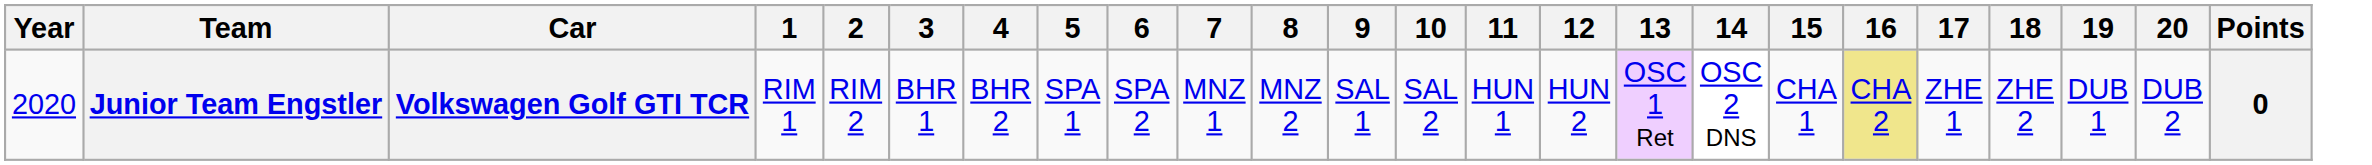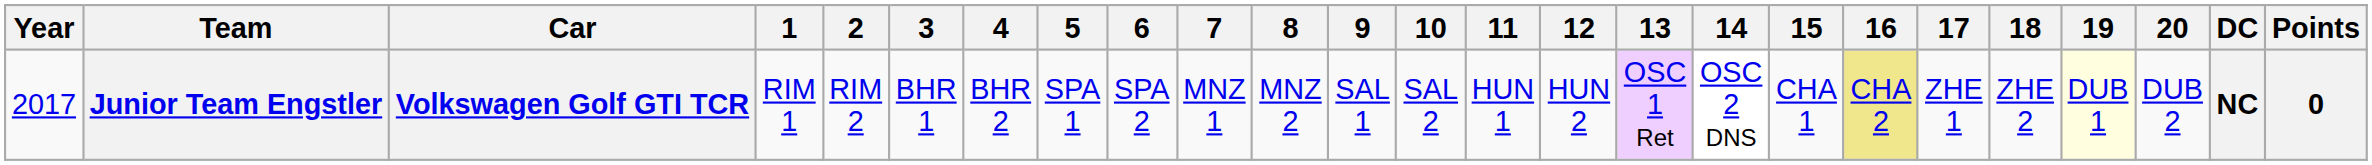+ column: (2237, 27)
(44, 105) 2020 -> (44, 105) 2017
(2098, 105) no background -> (2098, 105) lightyellow background
